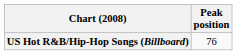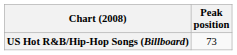(211, 41) 76 -> (211, 41) 73
